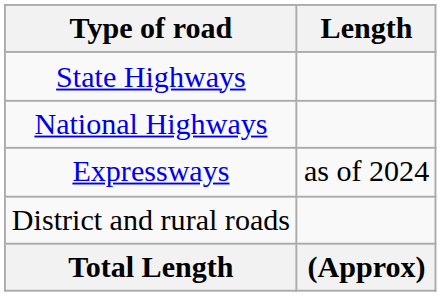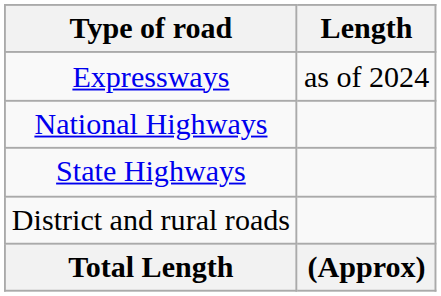rows swapped: (151, 171) <-> (151, 76)
